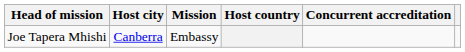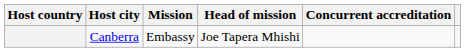columns swapped: (262, 15) <-> (57, 15)
